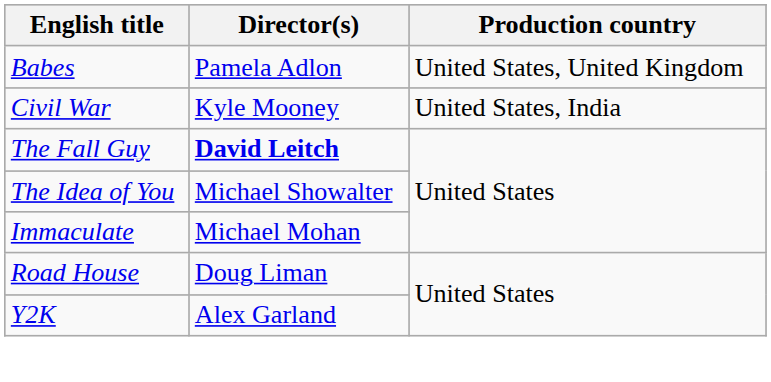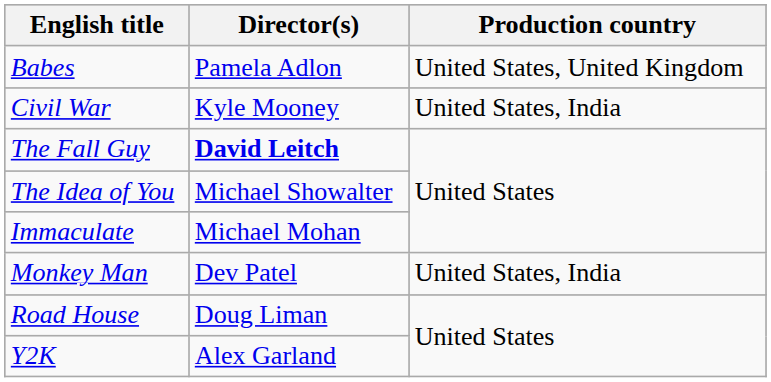+ row: (79, 273)
